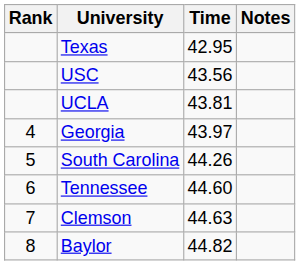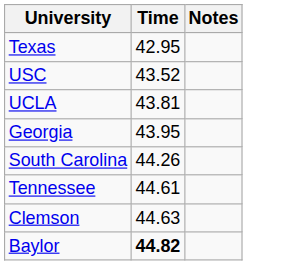- column: (31, 18)
(210, 75) 43.56 -> (158, 75) 43.52
(210, 132) 43.97 -> (158, 132) 43.95
(210, 189) 44.60 -> (158, 189) 44.61
(210, 246) normal -> (158, 246) bold
